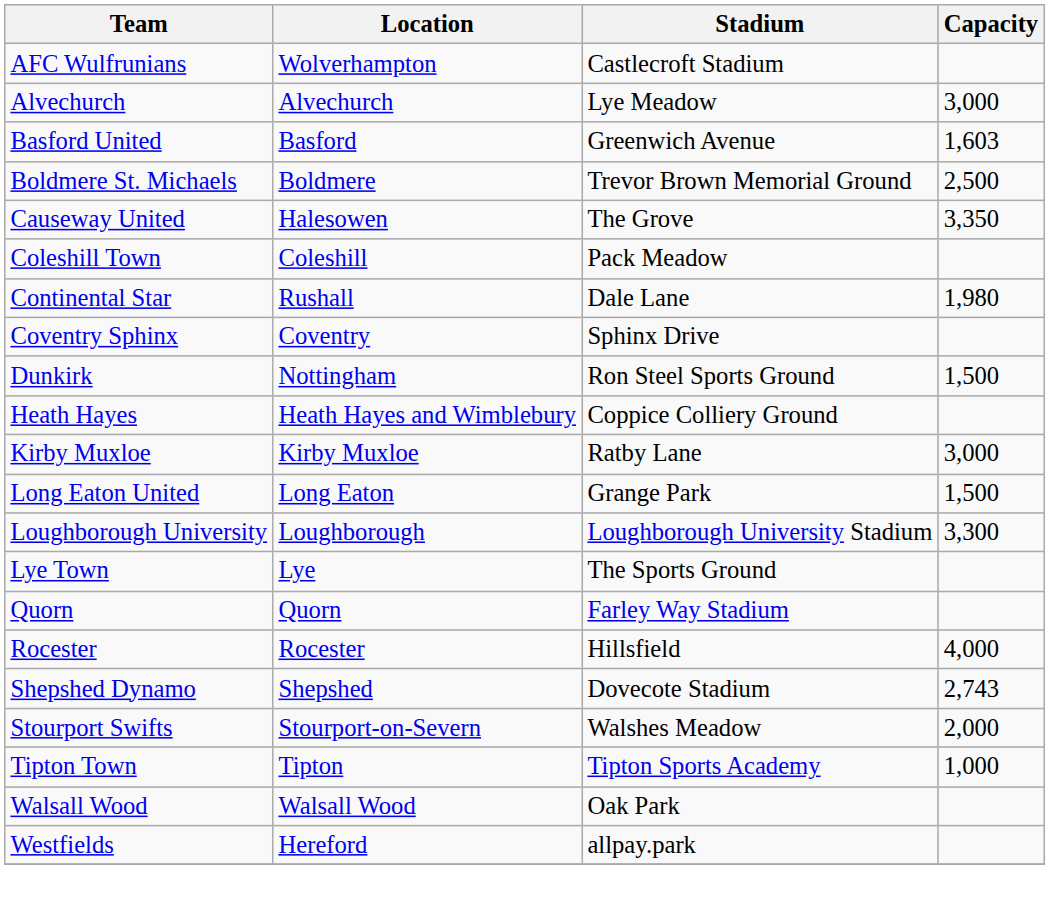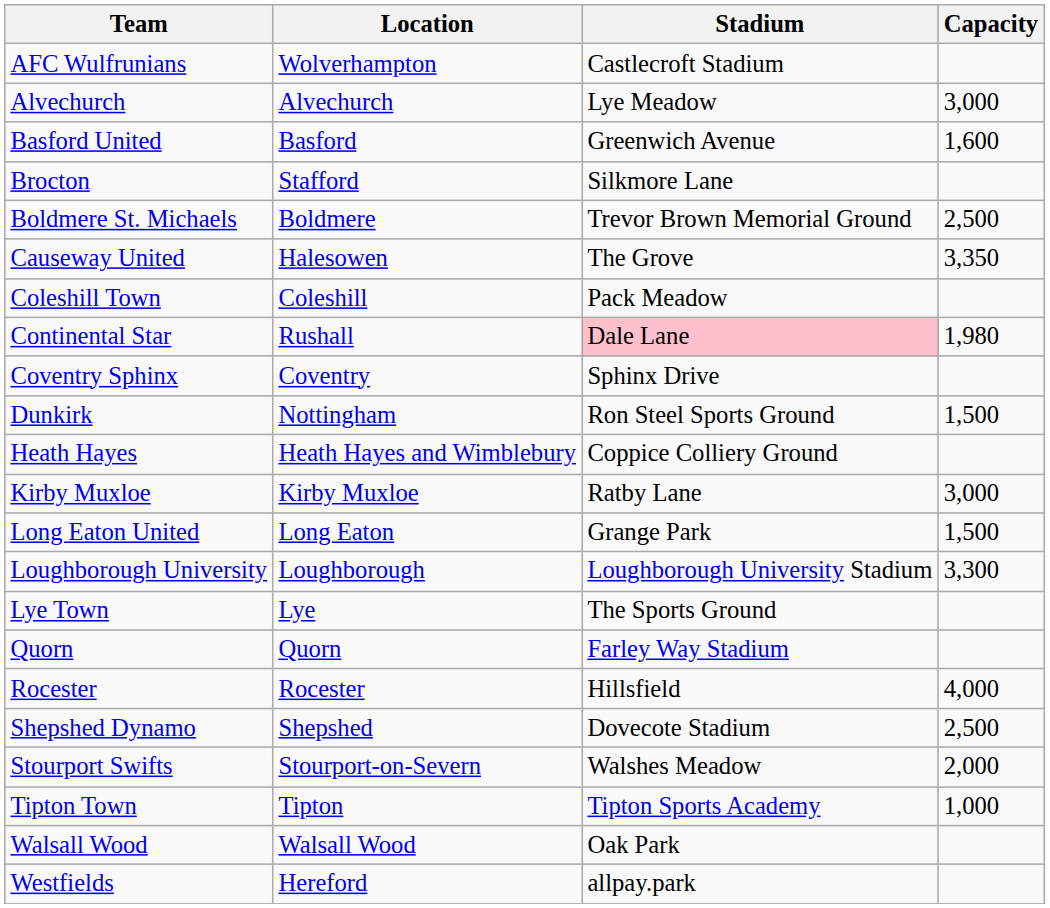(971, 141) 1,603 -> (971, 141) 1,600
+ row: (50, 180)
(638, 297) no background -> (638, 336) pink background
(971, 688) 2,743 -> (971, 727) 2,500
